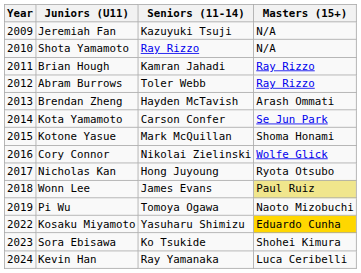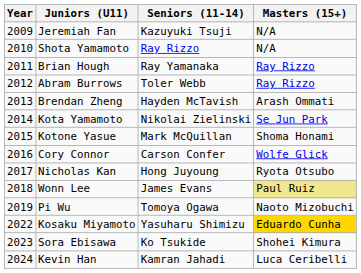(183, 66) Kamran Jahadi -> (180, 66) Ray Yamanaka
(183, 119) Carson Confer -> (196, 119) Nikolai Zielinski
(196, 154) Nikolai Zielinski -> (183, 154) Carson Confer
(180, 259) Ray Yamanaka -> (183, 259) Kamran Jahadi
